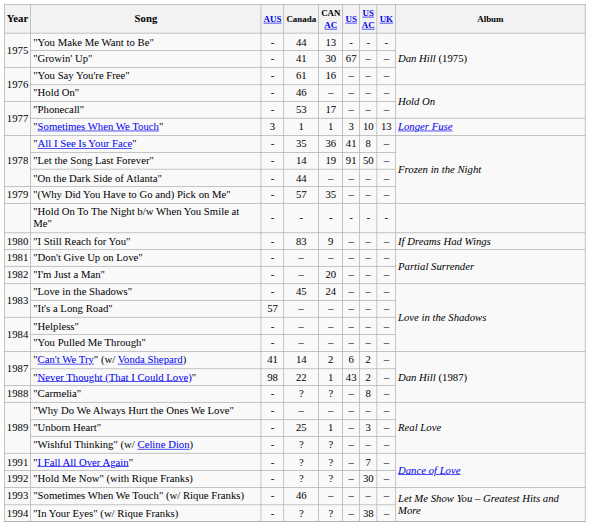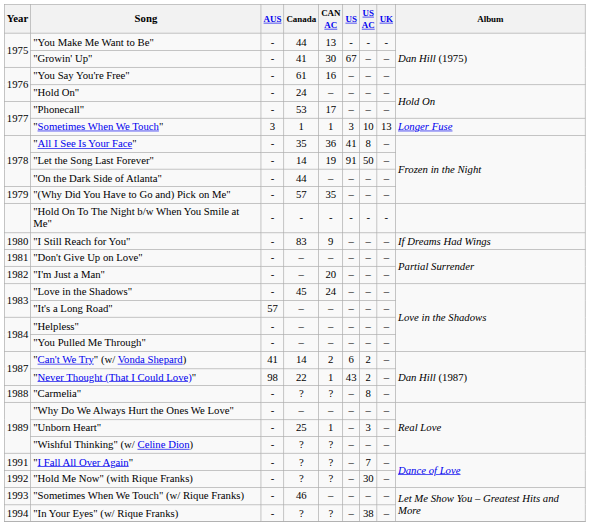(301, 93) 46 -> (301, 93) 24
